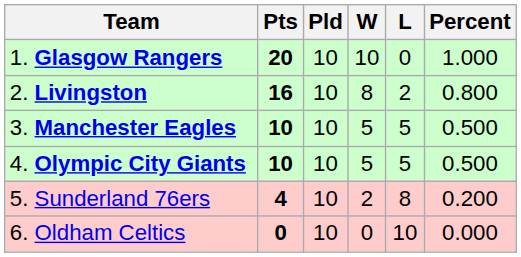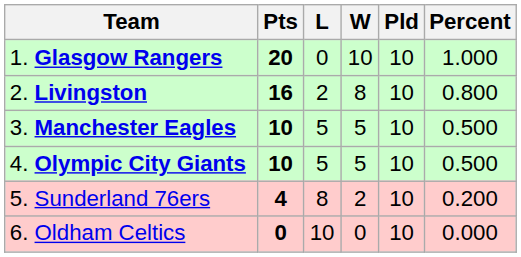columns swapped: (325, 22) <-> (405, 22)
